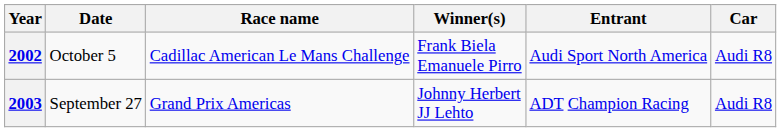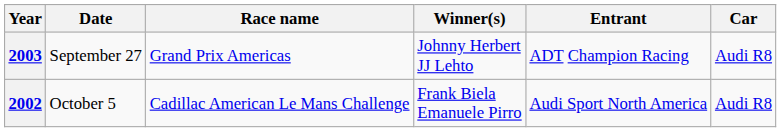rows swapped: (25, 55) <-> (25, 103)
